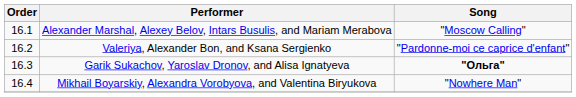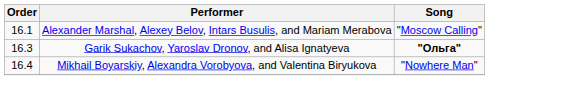- row: (217, 48)
